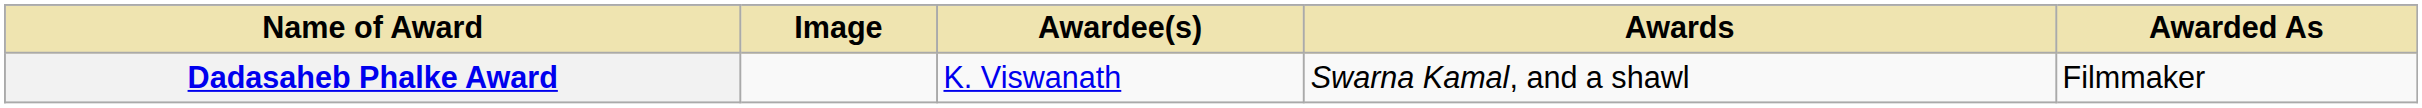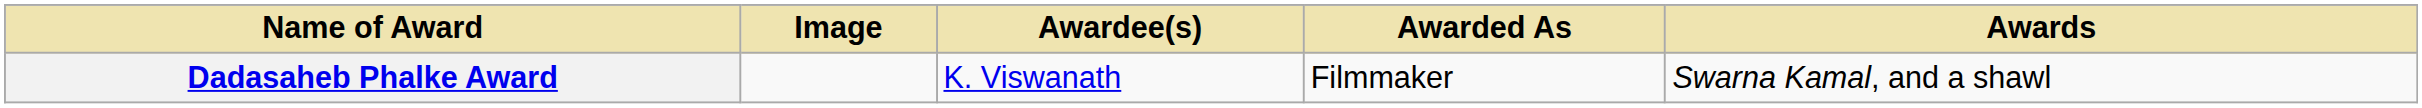columns swapped: (2236, 28) <-> (1680, 28)
